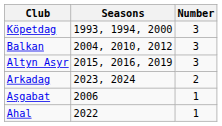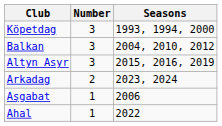columns swapped: (196, 13) <-> (123, 13)
